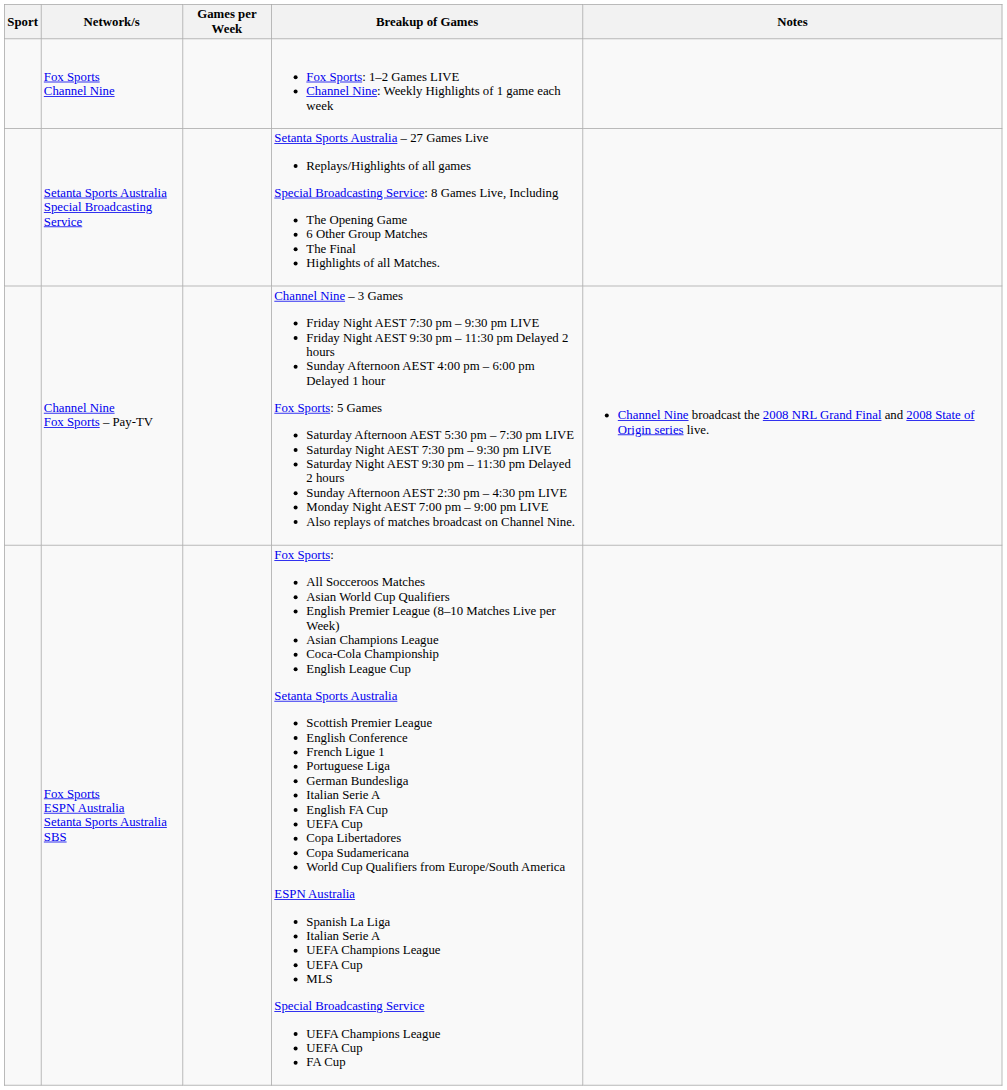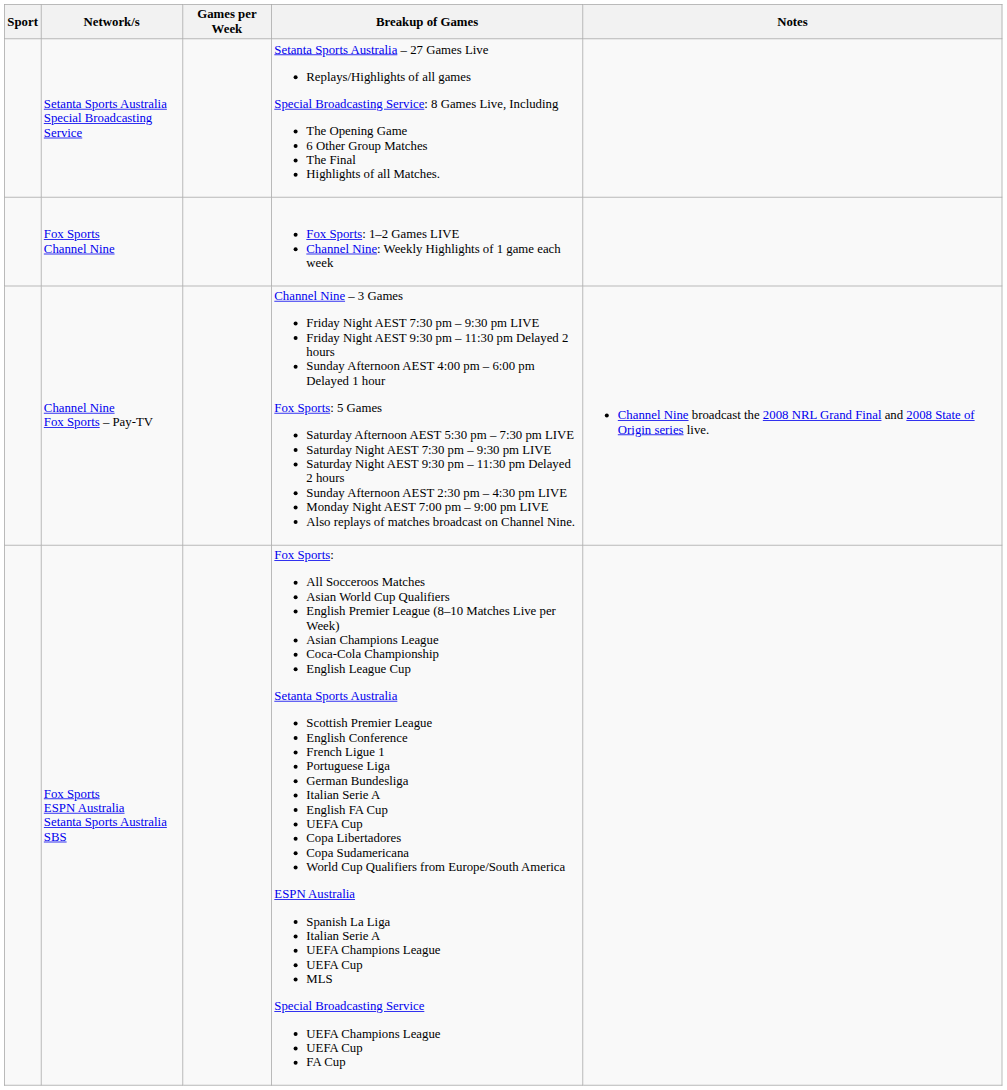rows swapped: (105, 207) <-> (79, 83)
